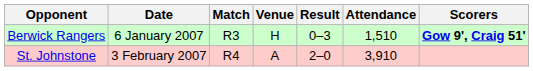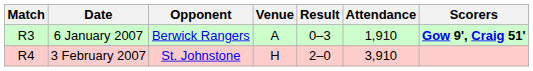columns swapped: (231, 14) <-> (56, 14)
(275, 35) H -> (275, 35) A
(381, 35) 1,510 -> (381, 35) 1,910
(275, 55) A -> (275, 55) H
